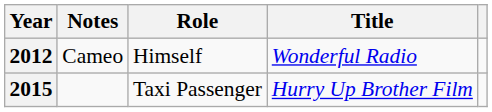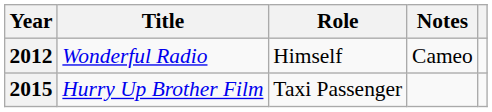columns swapped: (372, 21) <-> (93, 21)
